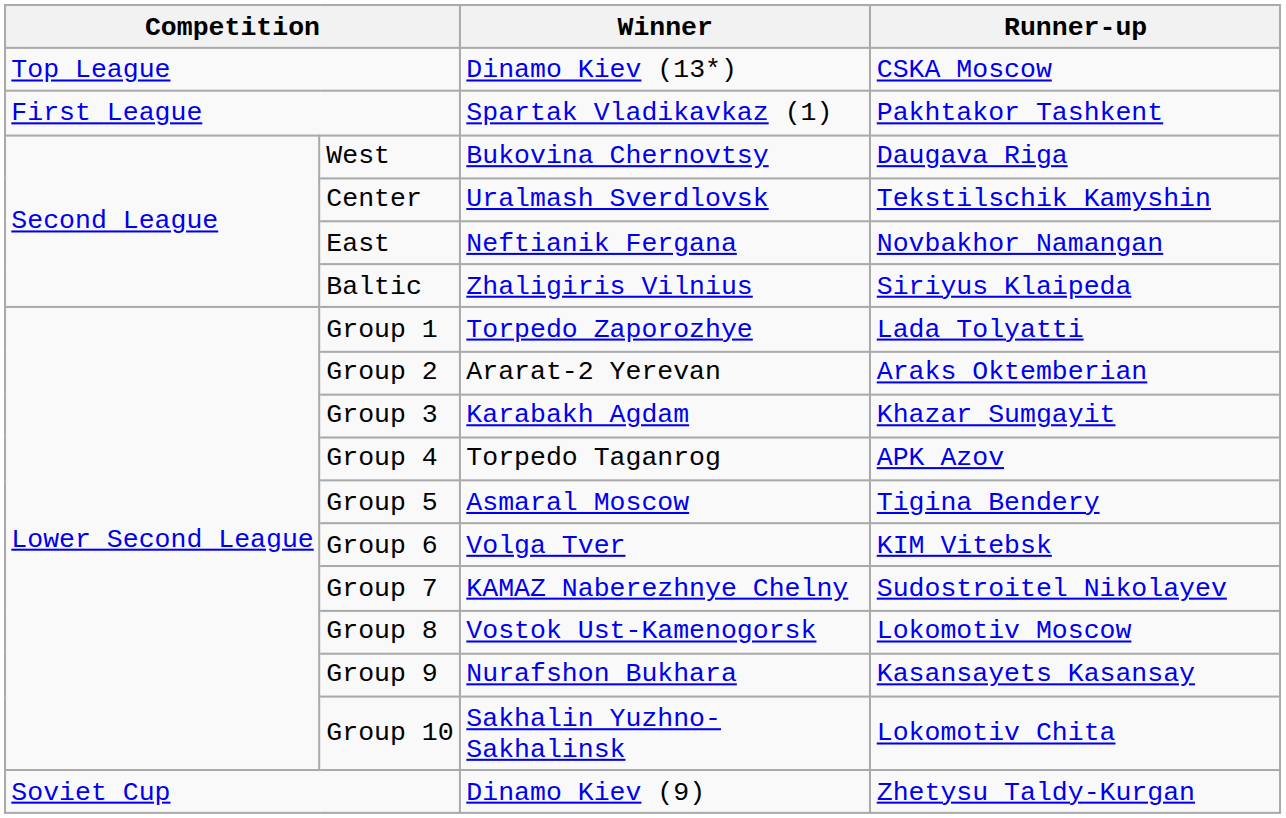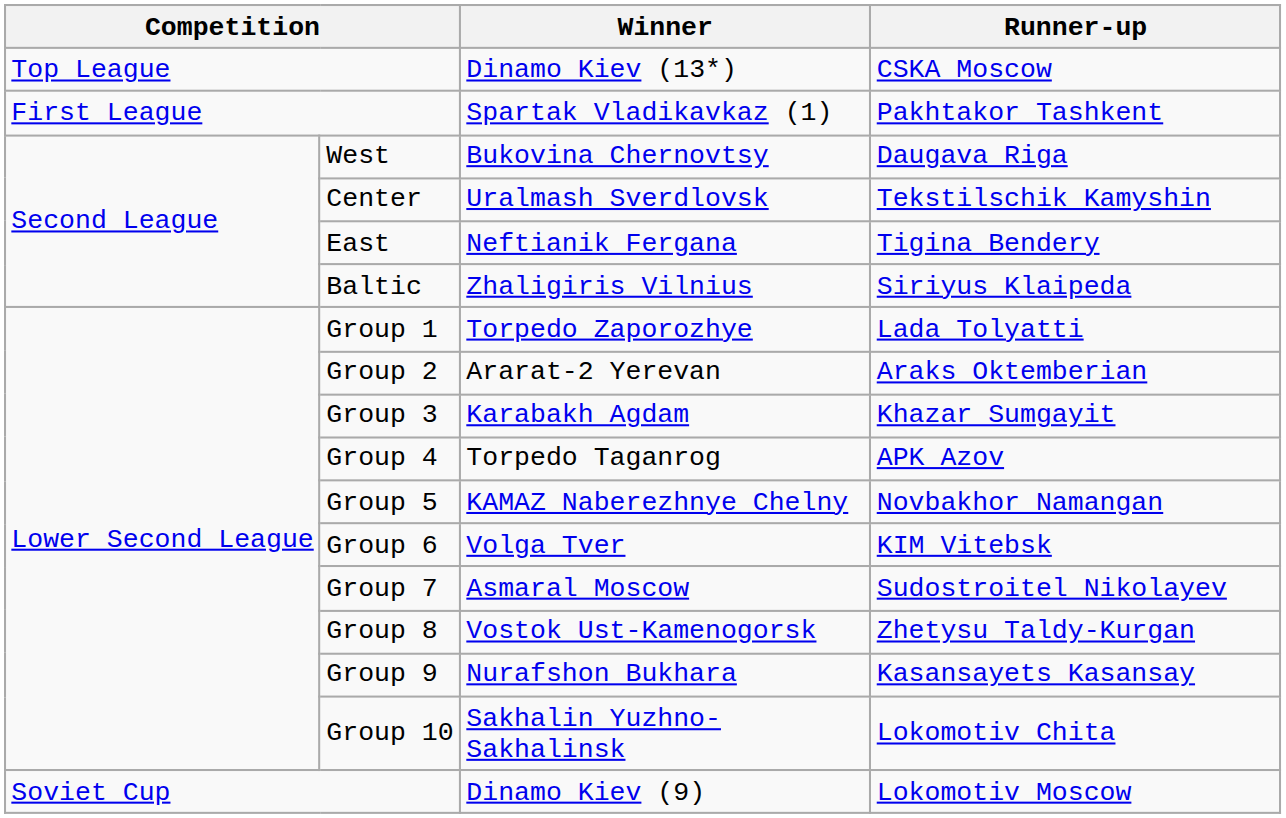(1020, 243) Novbakhor Namangan -> (988, 243) Tigina Bendery
(578, 502) Asmaral Moscow -> (657, 502) KAMAZ Naberezhnye Chelny
(988, 502) Tigina Bendery -> (1020, 502) Novbakhor Namangan
(657, 589) KAMAZ Naberezhnye Chelny -> (578, 589) Asmaral Moscow
(1004, 632) Lokomotiv Moscow -> (1036, 632) Zhetysu Taldy-Kurgan
(1036, 792) Zhetysu Taldy-Kurgan -> (1004, 792) Lokomotiv Moscow
